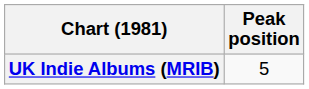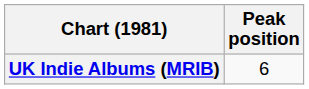(264, 68) 5 -> (264, 68) 6
